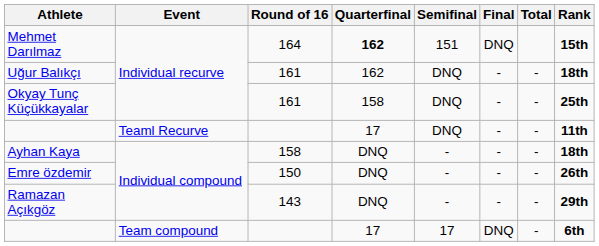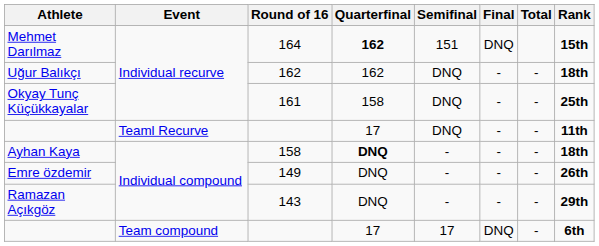(290, 72) 161 -> (290, 72) 162
(373, 151) normal -> (373, 151) bold
(290, 173) 150 -> (290, 173) 149
